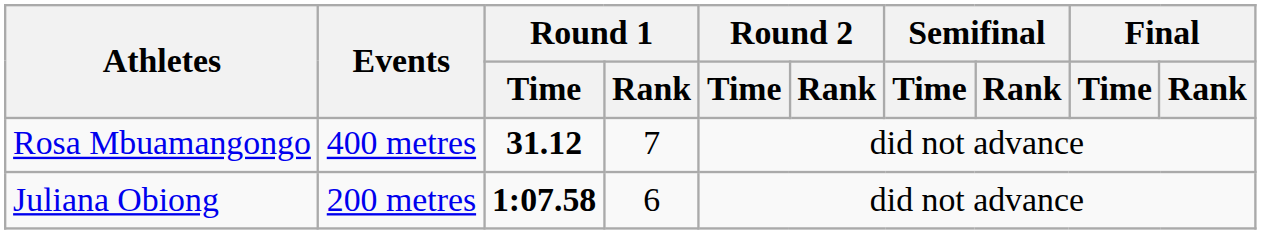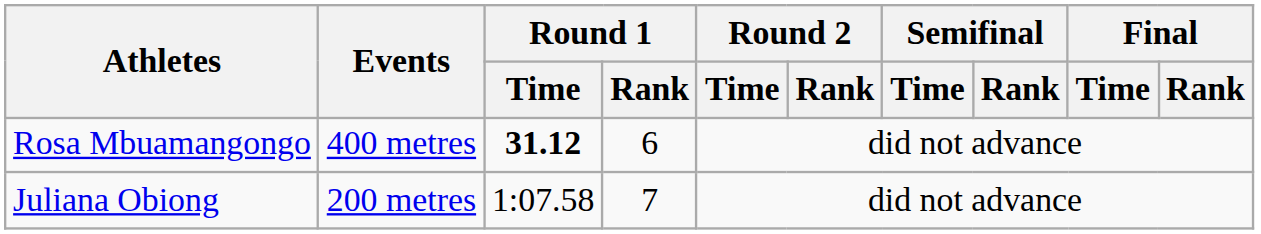(652, 144) 7 -> (650, 144) 6
(544, 200) bold -> (543, 200) normal
(652, 200) 6 -> (650, 200) 7
